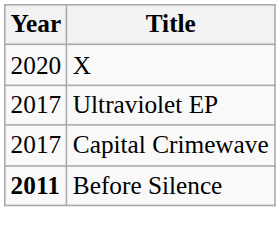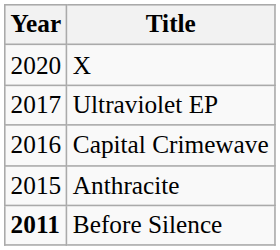(36, 144) 2017 -> (36, 144) 2016
+ row: (126, 184)
